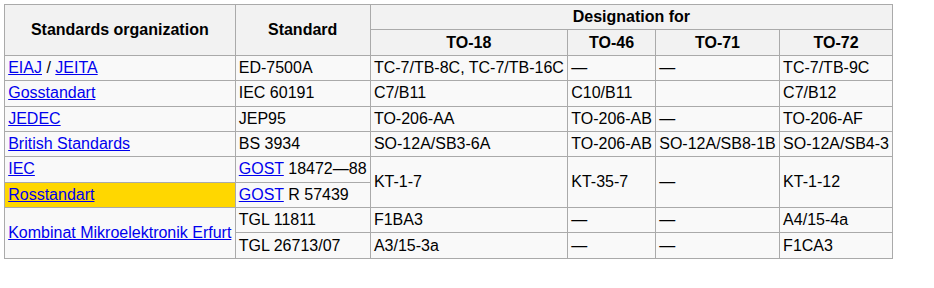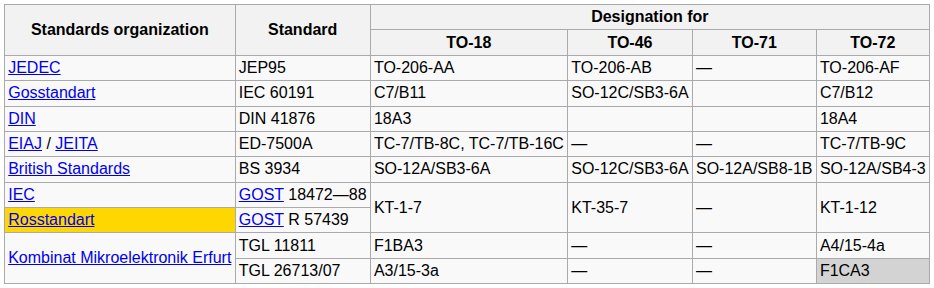rows swapped: (262, 118) <-> (276, 67)
(602, 93) C10/B11 -> (630, 93) SO-12C/SB3-6A
+ row: (277, 118)
(612, 144) TO-206-AB -> (630, 169) SO-12C/SB3-6A
(808, 245) no background -> (845, 270) lightgrey background
